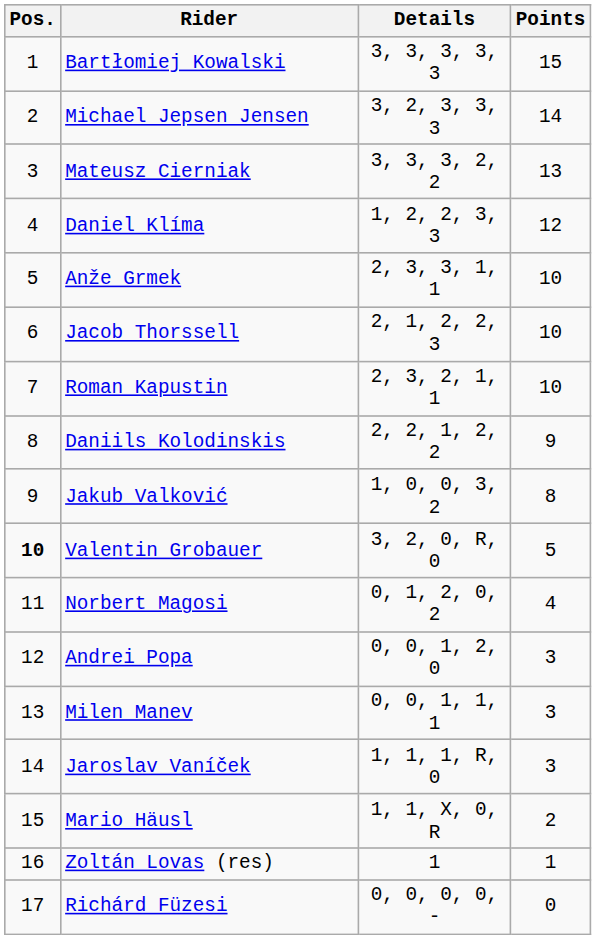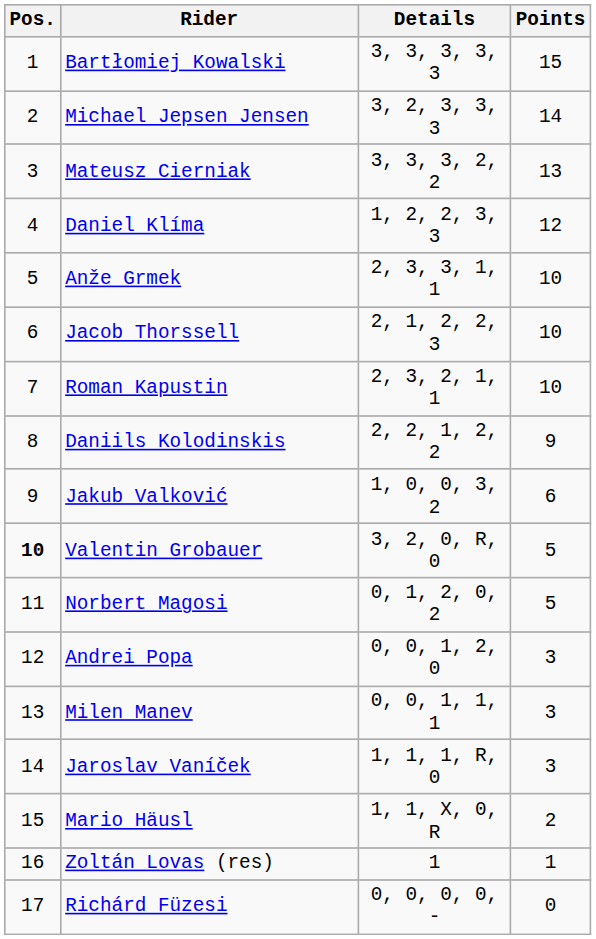(551, 496) 8 -> (551, 496) 6
(551, 605) 4 -> (551, 605) 5
